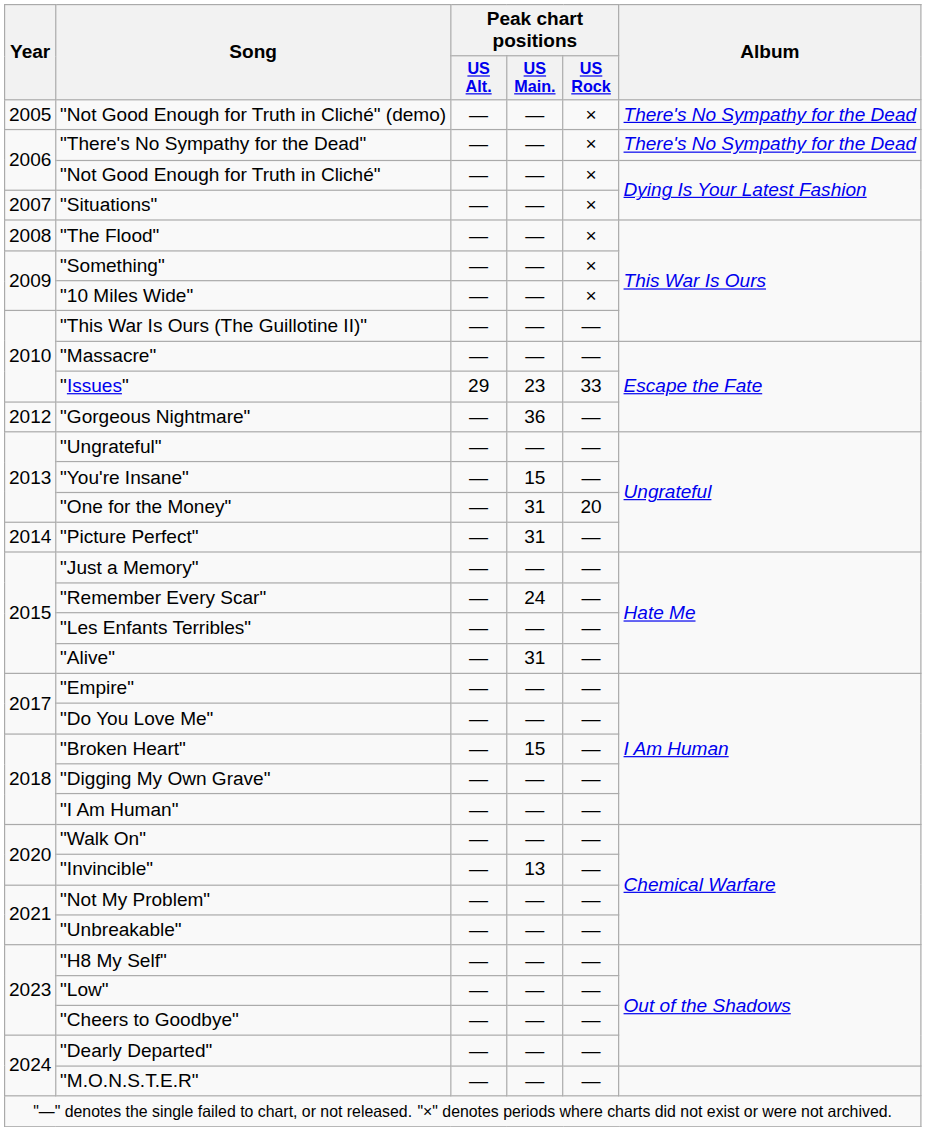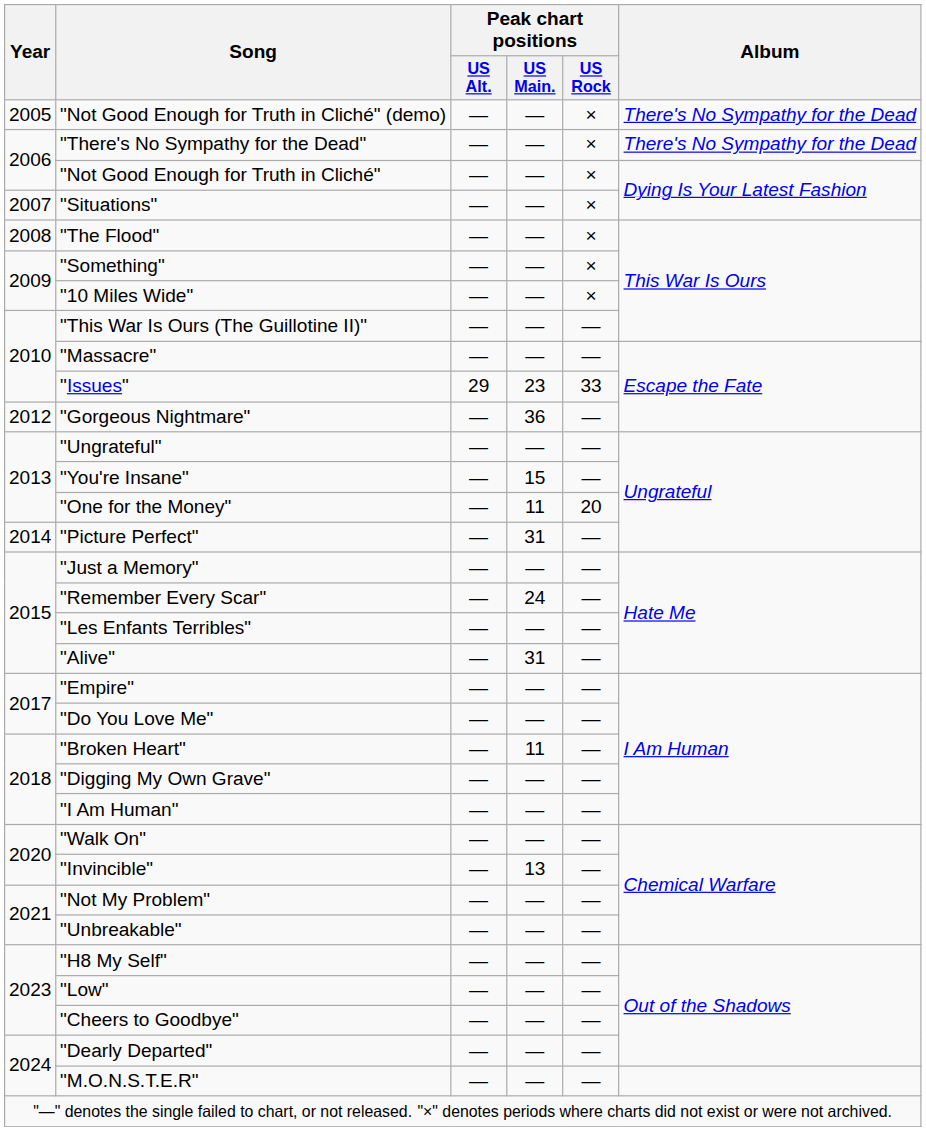(535, 507) 31 -> (535, 507) 11
(535, 748) 15 -> (535, 748) 11
